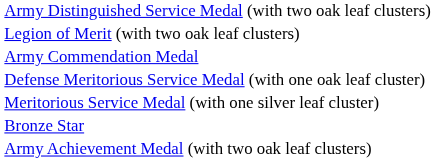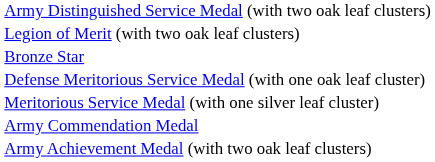rows swapped: (44, 126) <-> (101, 56)
